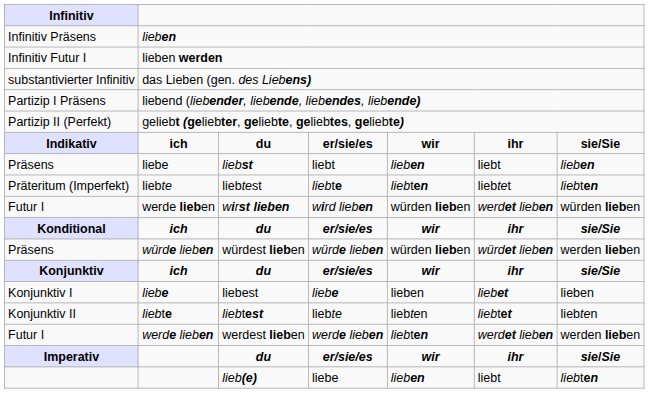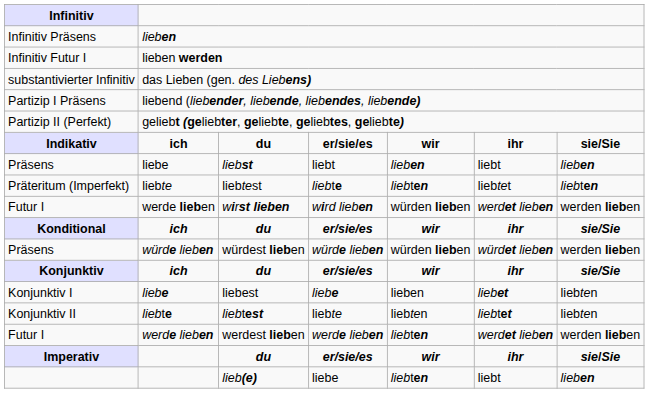(600, 207) würden lieben -> (600, 207) werden lieben
(577, 292) lieben -> (579, 292) liebten
(408, 378) lieben -> (409, 378) liebten
(579, 378) liebten -> (578, 378) lieben
